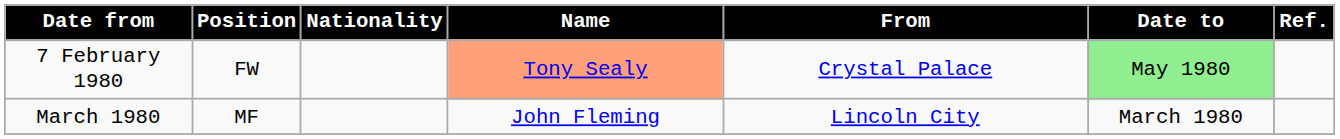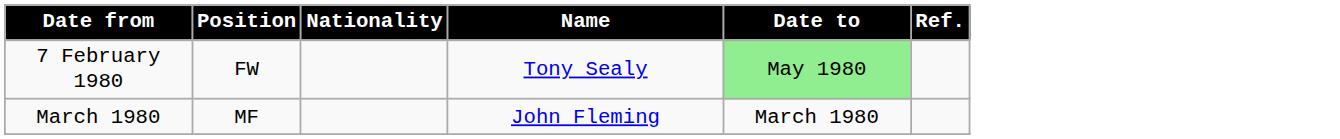- column: (905, 22)
(586, 69) lightsalmon background -> (586, 69) no background
